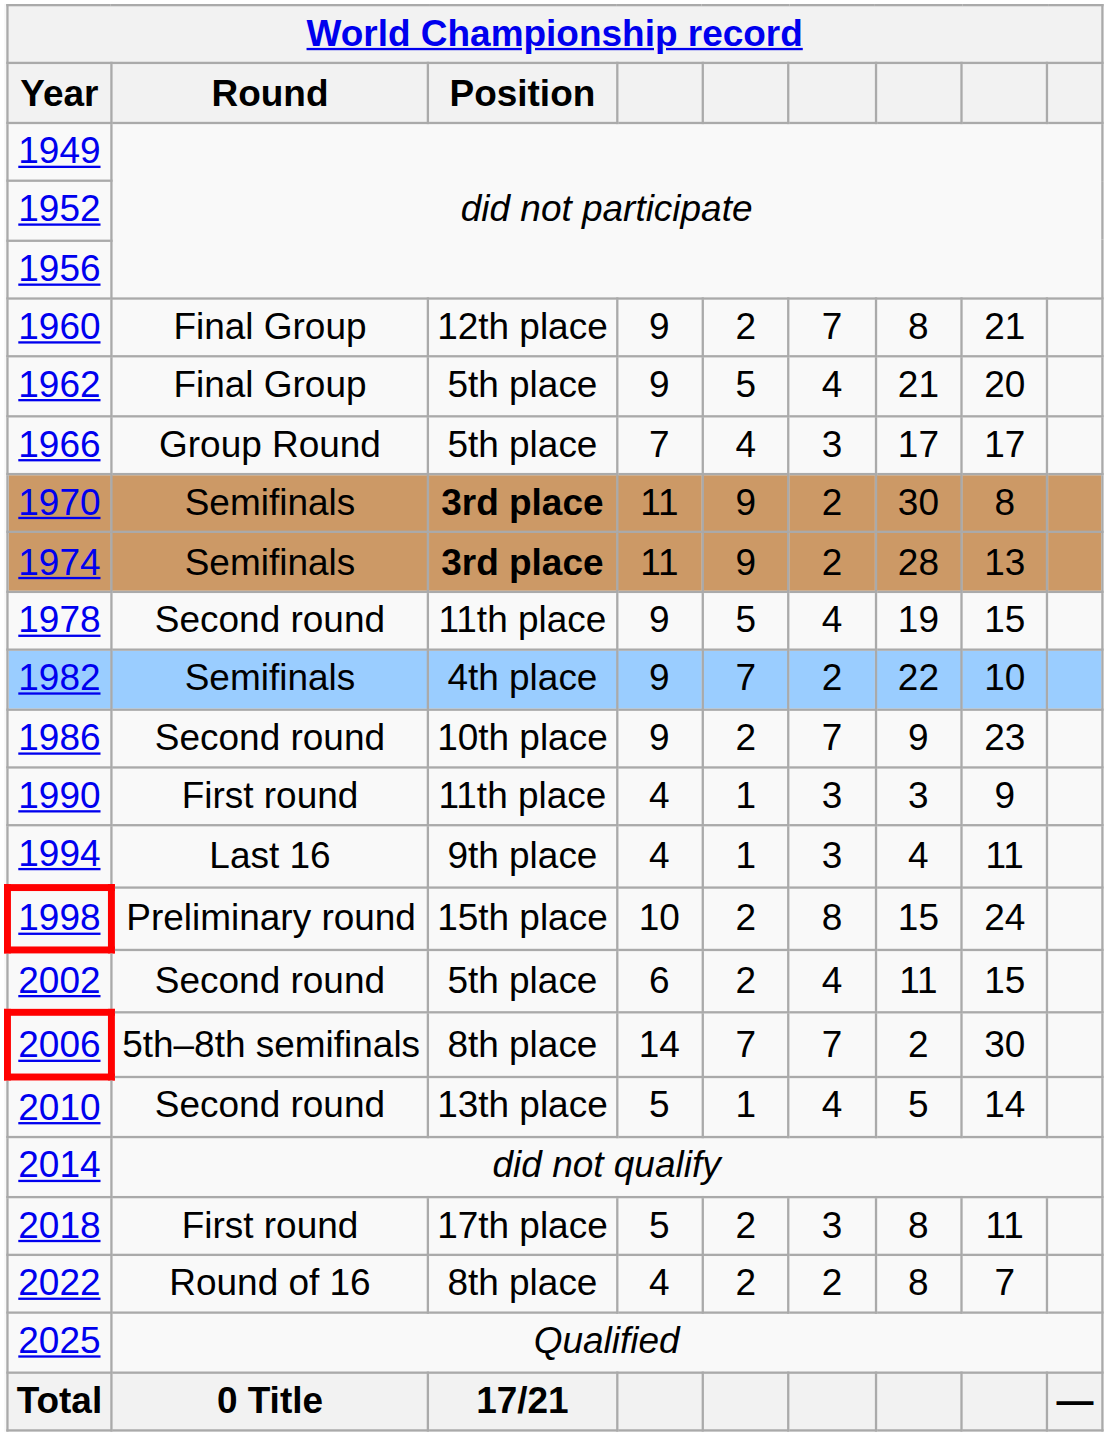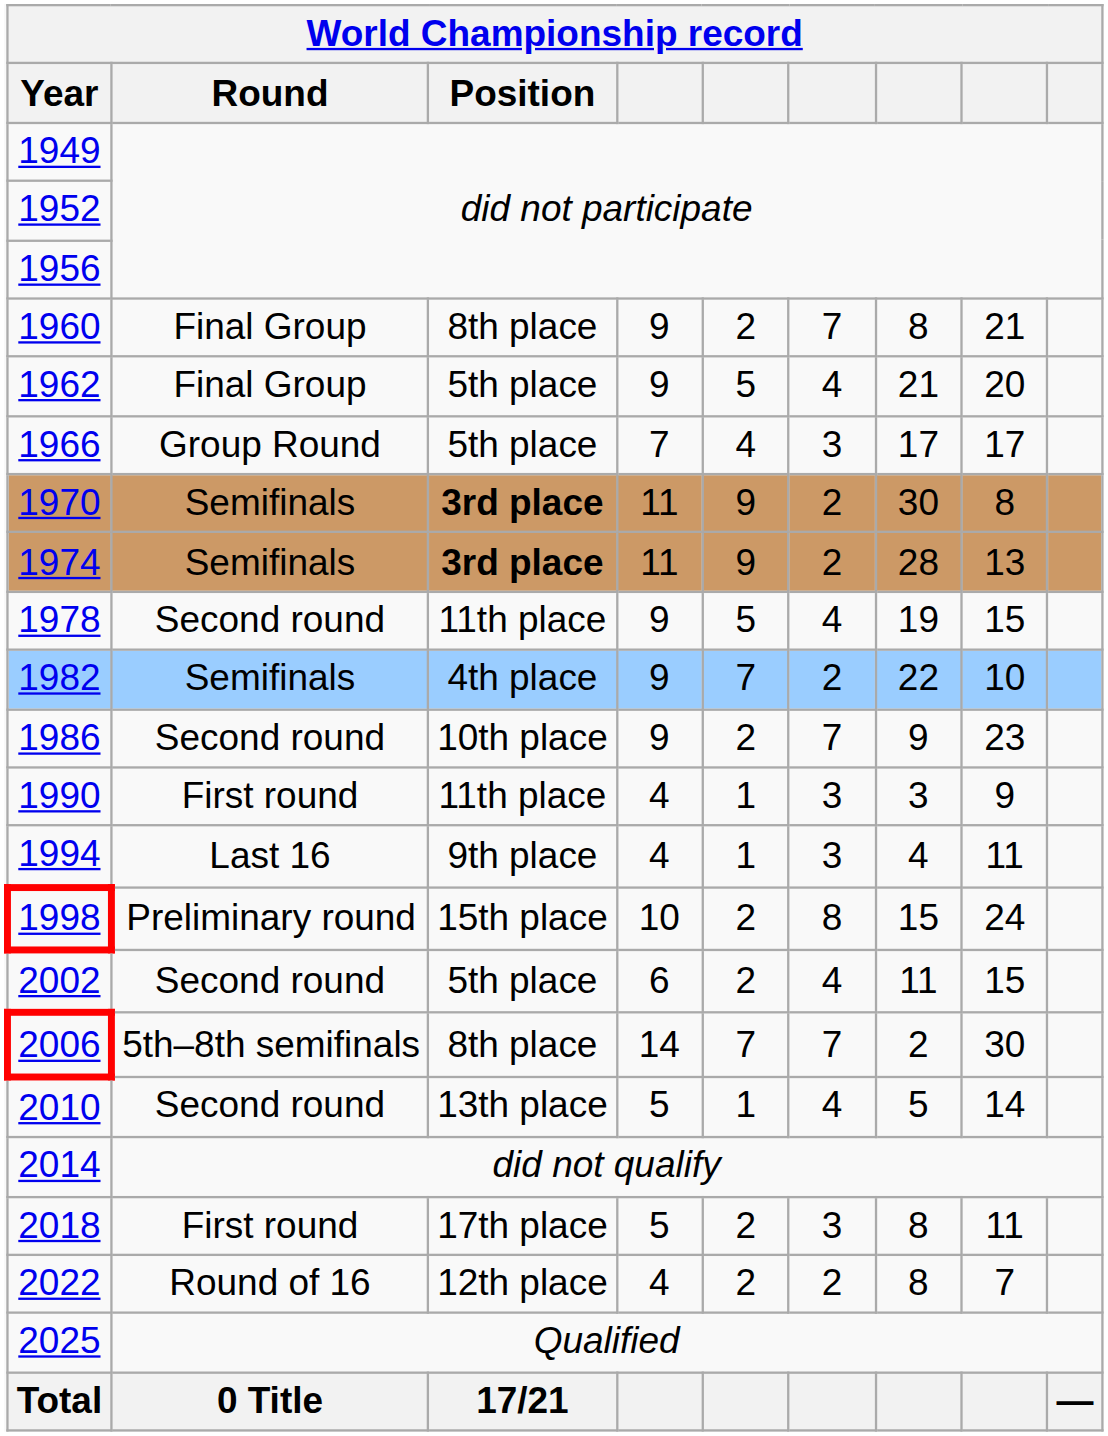(522, 326) 12th place -> (522, 326) 8th place
(522, 1283) 8th place -> (522, 1283) 12th place
